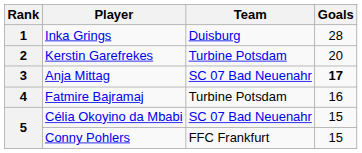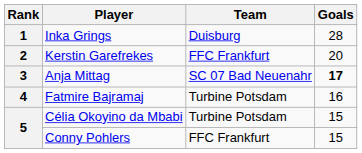(238, 55) Turbine Potsdam -> (229, 55) FFC Frankfurt
(250, 117) SC 07 Bad Neuenahr -> (238, 117) Turbine Potsdam
